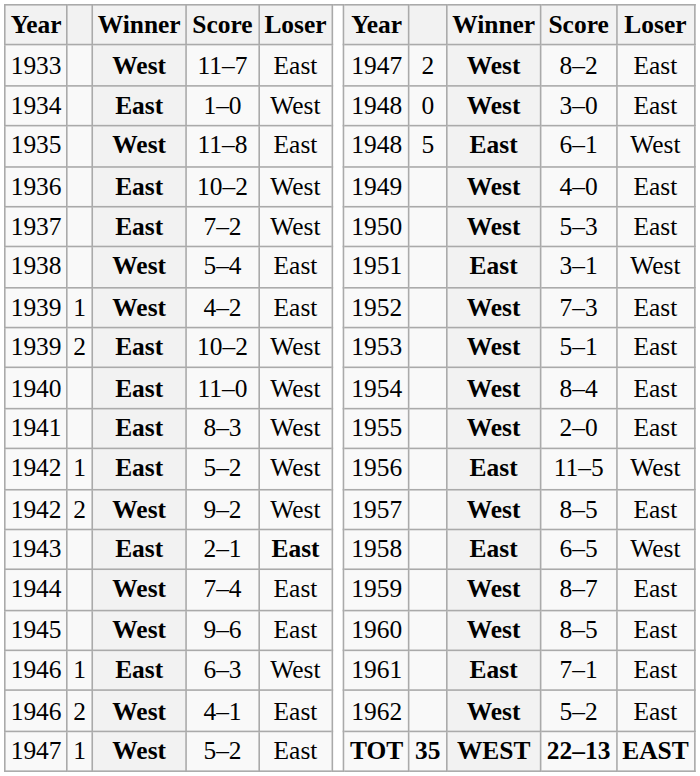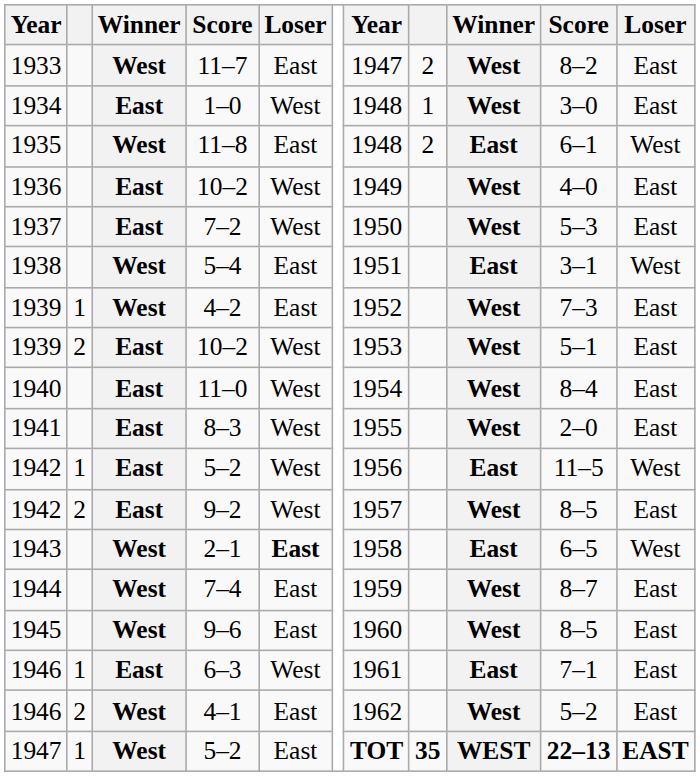(428, 105) 0 -> (428, 105) 1
(428, 145) 5 -> (428, 145) 2
(139, 508) West -> (139, 508) East
(139, 549) East -> (139, 549) West
